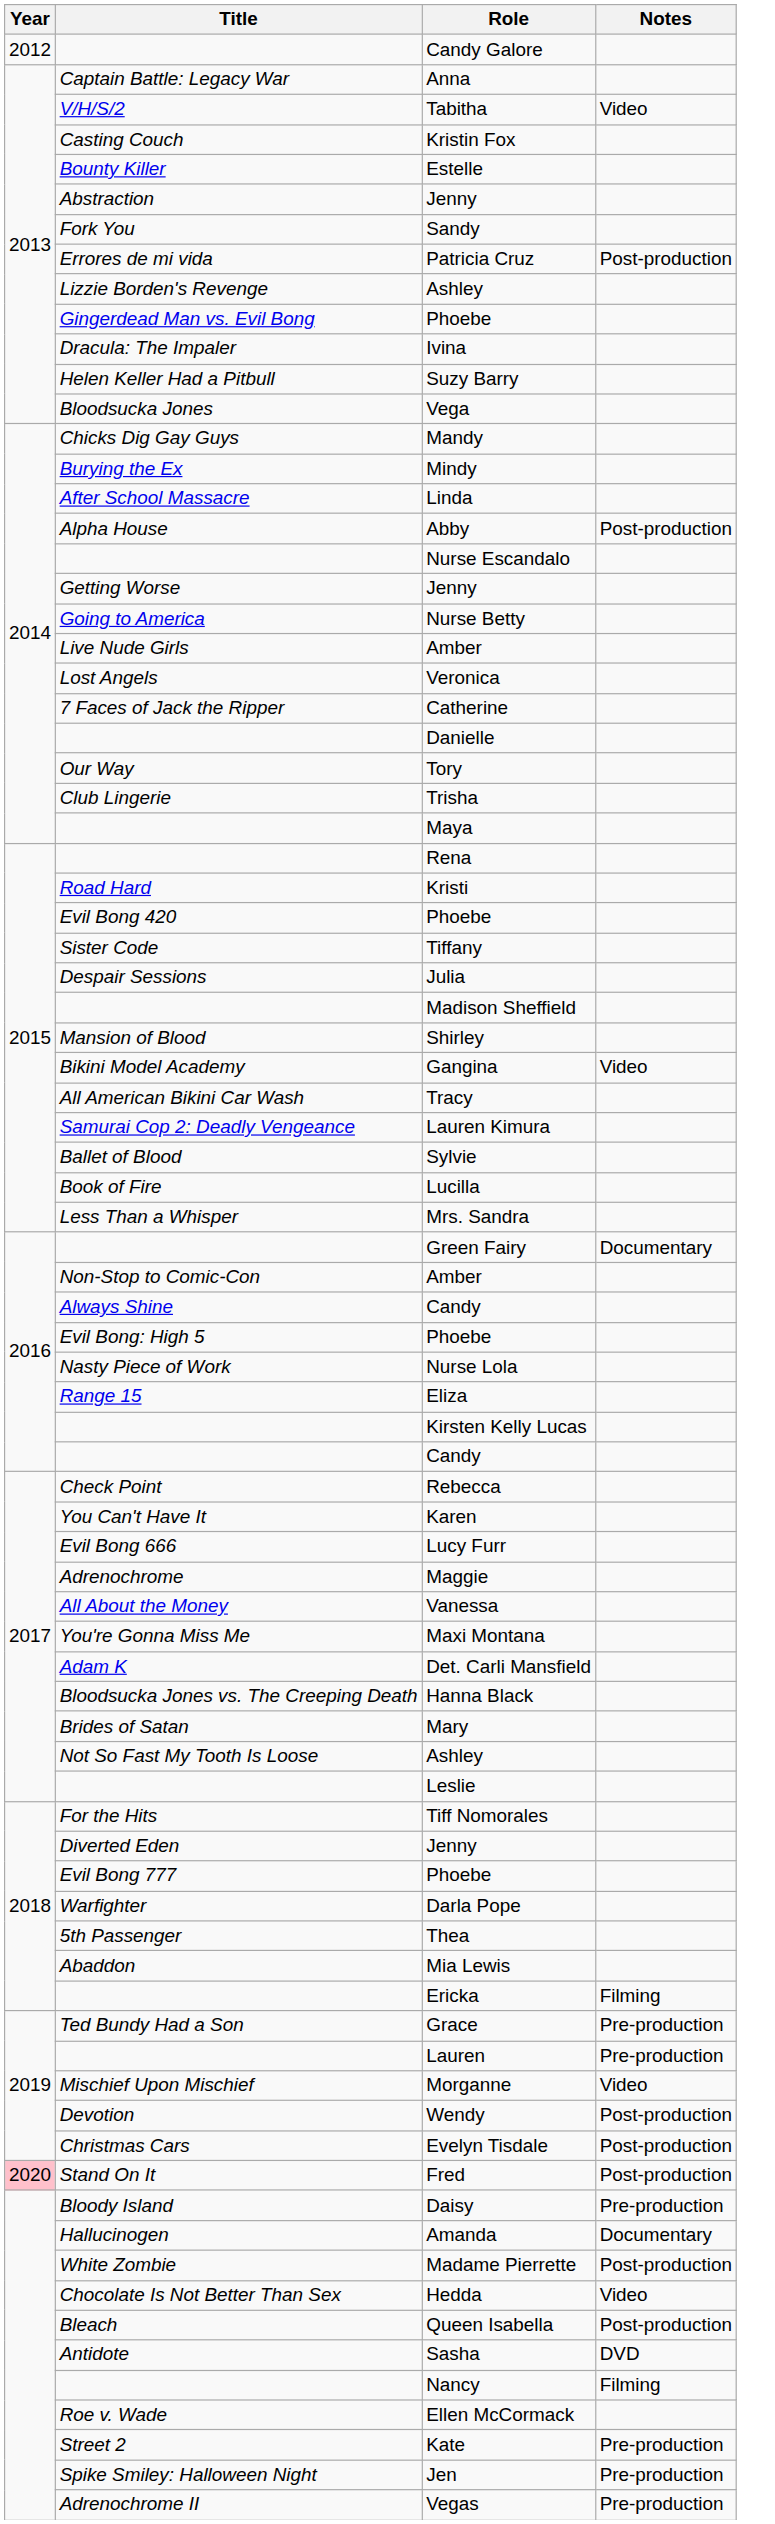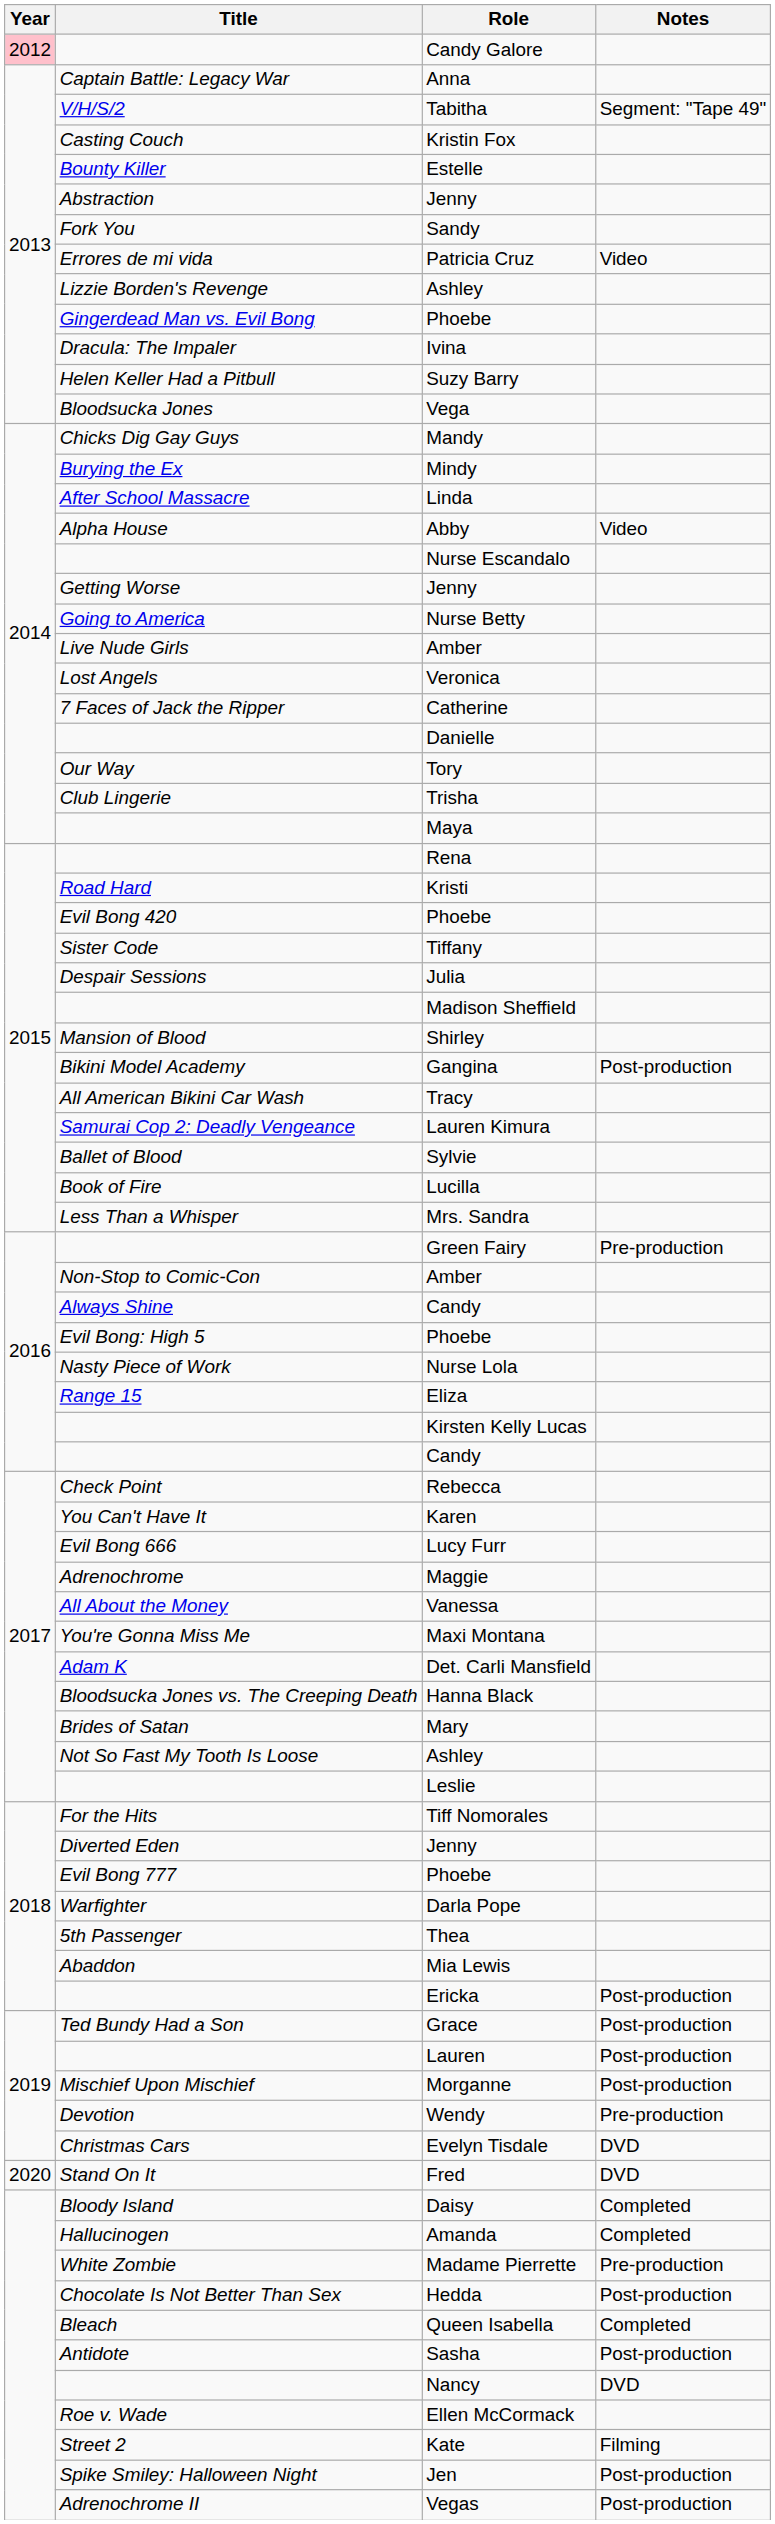(30, 49) no background -> (30, 49) pink background
(624, 109) Video -> (683, 109) Segment: "Tape 49"
(666, 259) Post-production -> (624, 259) Video
(666, 528) Post-production -> (624, 528) Video
(624, 1067) Video -> (666, 1067) Post-production
(656, 1247) Documentary -> (662, 1247) Pre-production
(630, 1995) Filming -> (666, 1995) Post-production
(662, 2025) Pre-production -> (666, 2025) Post-production
(662, 2055) Pre-production -> (666, 2055) Post-production
(624, 2085) Video -> (666, 2085) Post-production
(666, 2115) Post-production -> (662, 2115) Pre-production
(666, 2145) Post-production -> (620, 2145) DVD
(30, 2175) pink background -> (30, 2175) no background
(666, 2175) Post-production -> (620, 2175) DVD
(662, 2205) Pre-production -> (645, 2205) Completed
(656, 2235) Documentary -> (645, 2235) Completed
(666, 2265) Post-production -> (662, 2265) Pre-production
(624, 2295) Video -> (666, 2295) Post-production
(666, 2325) Post-production -> (645, 2325) Completed
(620, 2354) DVD -> (666, 2354) Post-production
(630, 2384) Filming -> (620, 2384) DVD
(662, 2444) Pre-production -> (630, 2444) Filming
(662, 2474) Pre-production -> (666, 2474) Post-production
(662, 2504) Pre-production -> (666, 2504) Post-production
